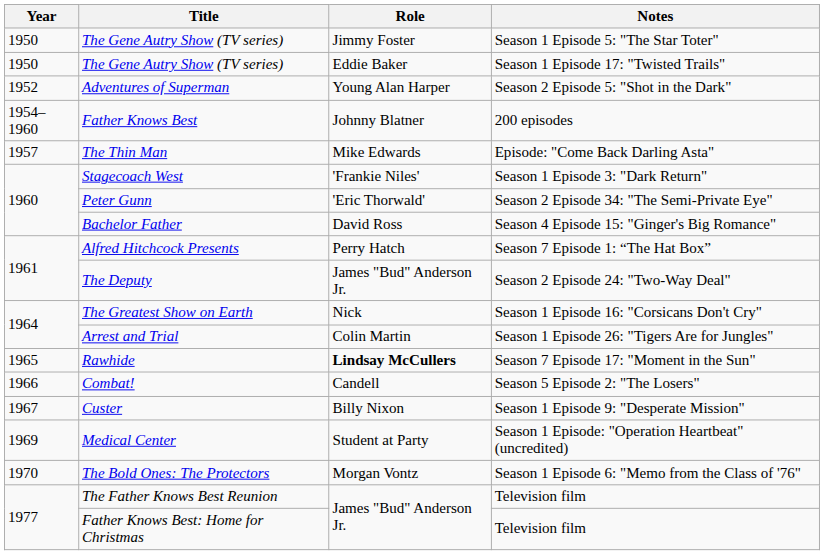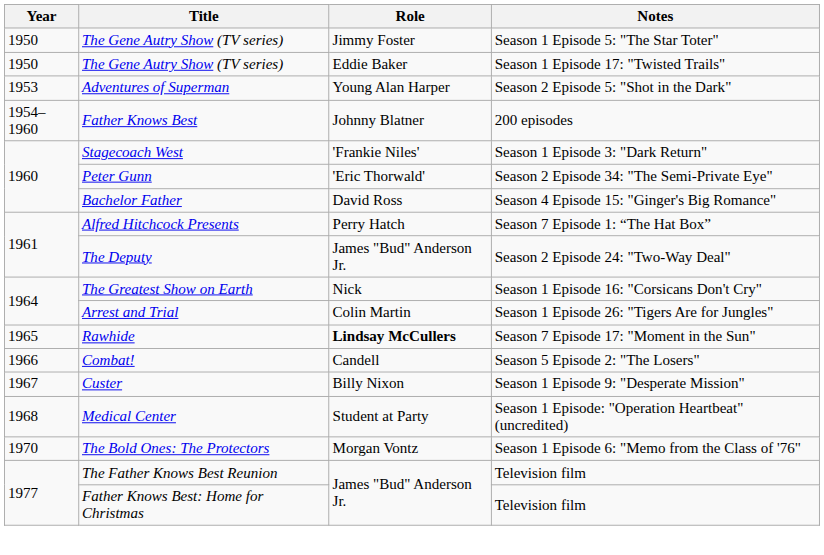(23, 87) 1952 -> (23, 87) 1953
- row: (125, 152)
(23, 440) 1969 -> (23, 416) 1968
